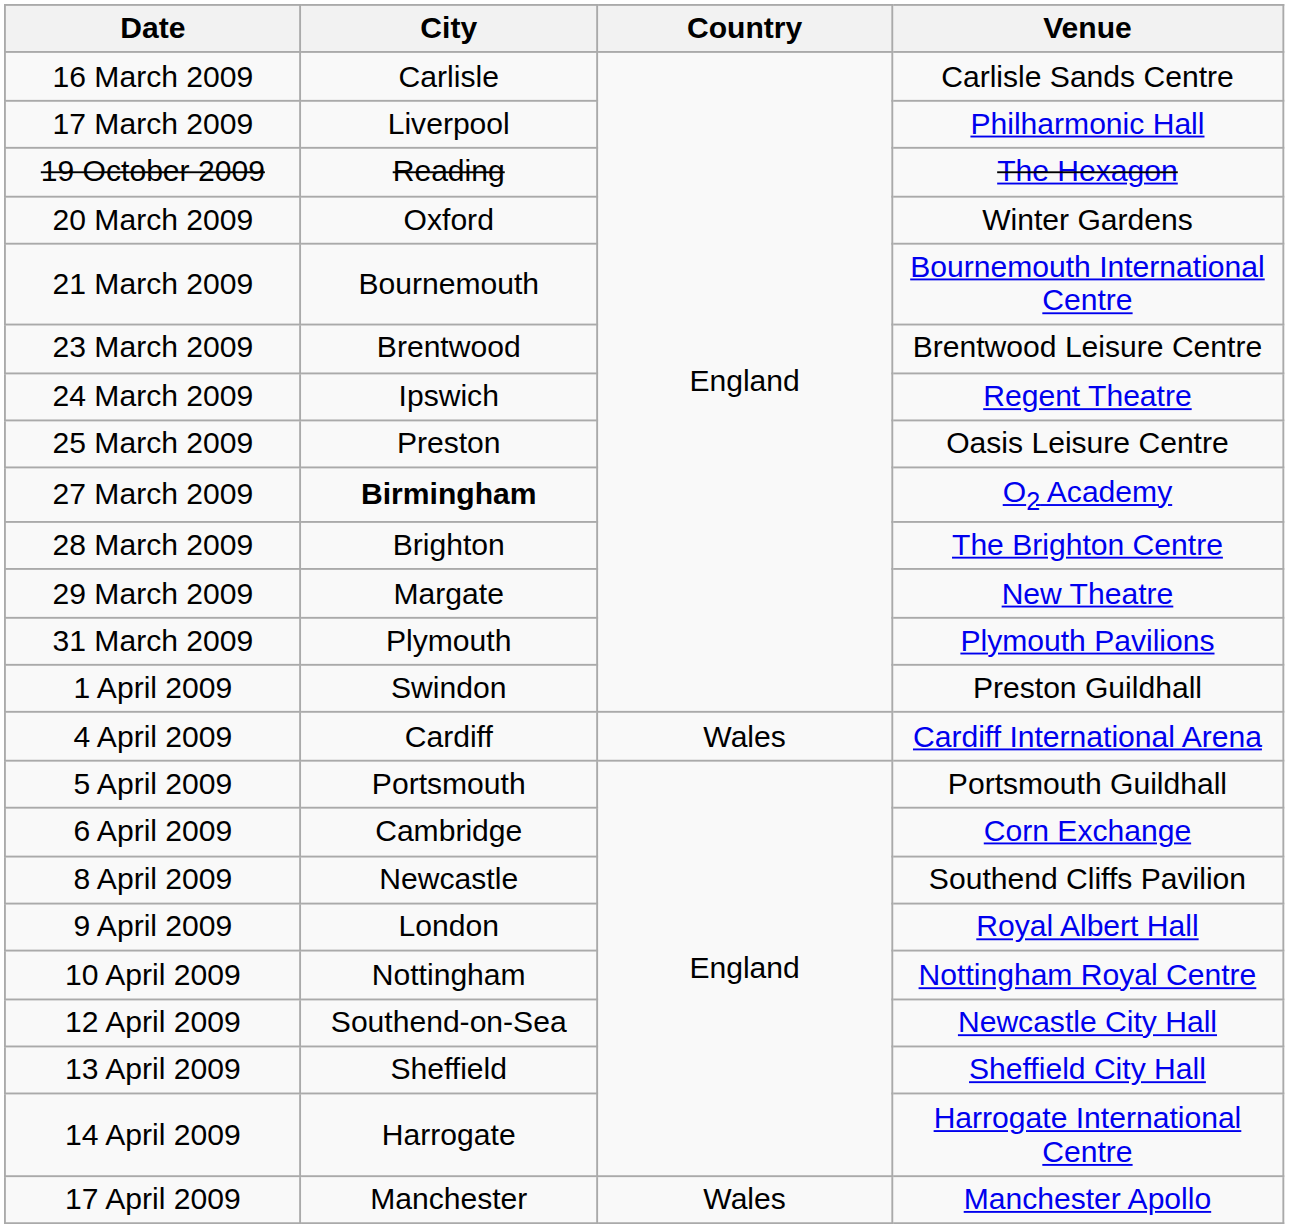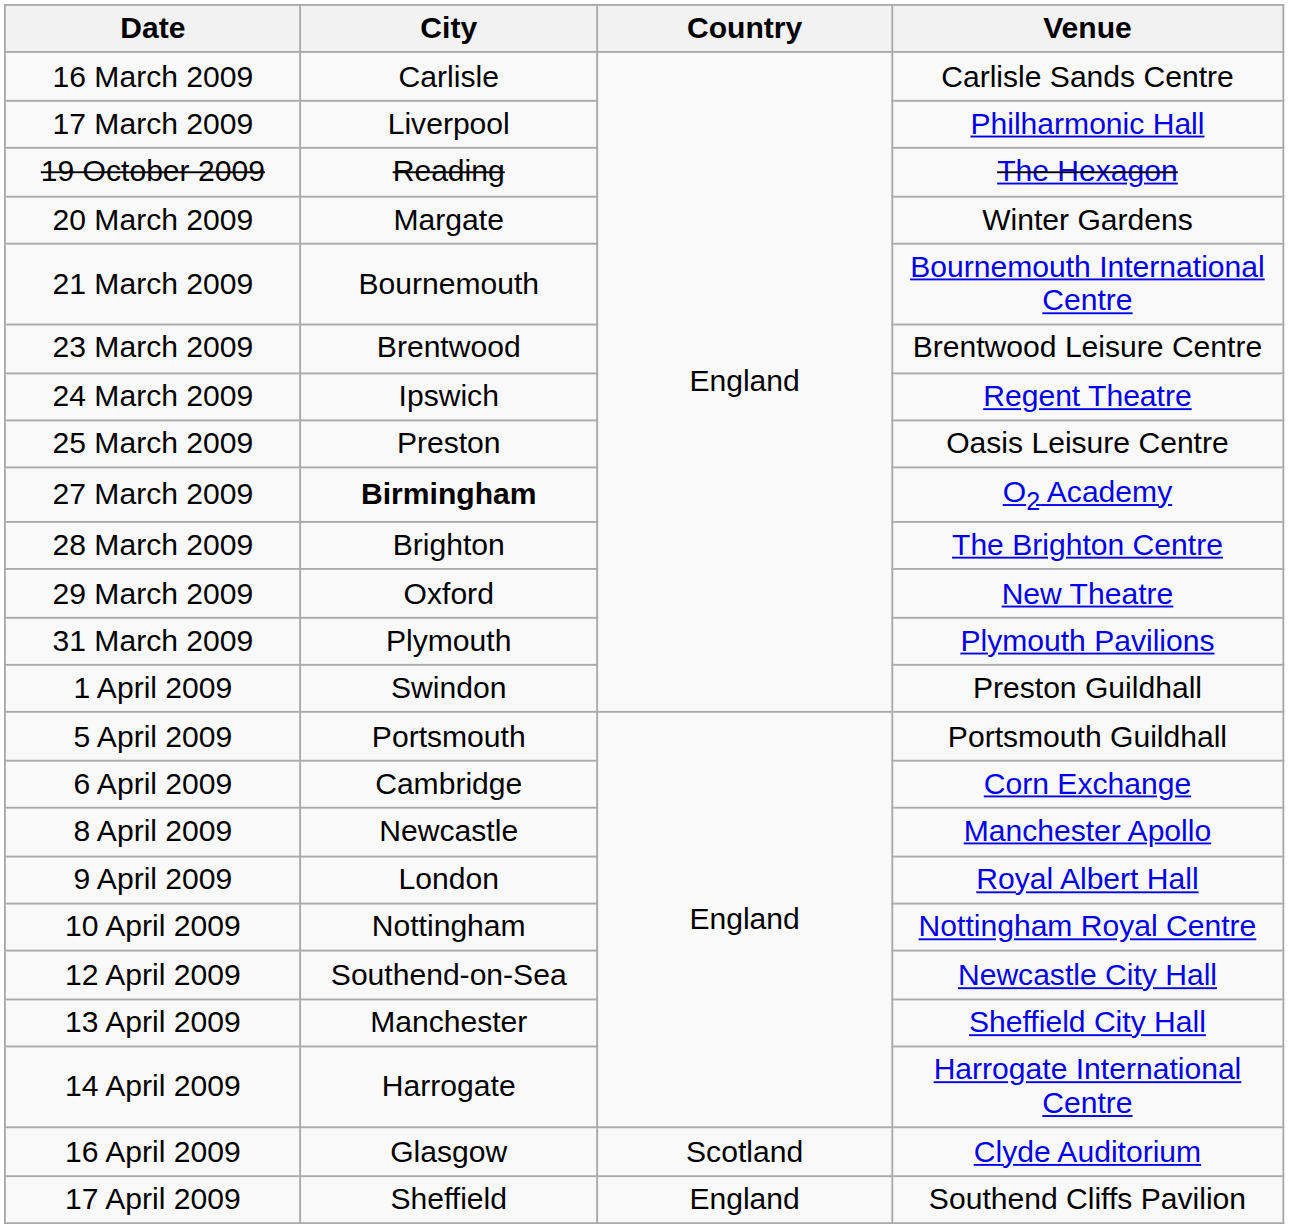(449, 219) Oxford -> (449, 219) Margate
(449, 592) Margate -> (449, 592) Oxford
- row: (153, 736)
(1087, 879) Southend Cliffs Pavilion -> (1087, 831) Manchester Apollo
(449, 1069) Sheffield -> (449, 1022) Manchester
+ row: (153, 1151)
(449, 1199) Manchester -> (449, 1199) Sheffield
(745, 1199) Wales -> (745, 1199) England
(1087, 1199) Manchester Apollo -> (1087, 1199) Southend Cliffs Pavilion
